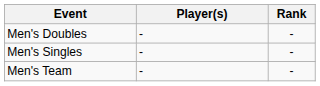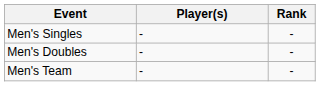rows swapped: (45, 53) <-> (47, 33)
